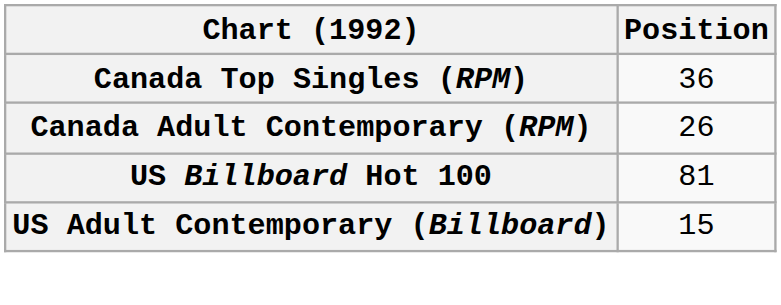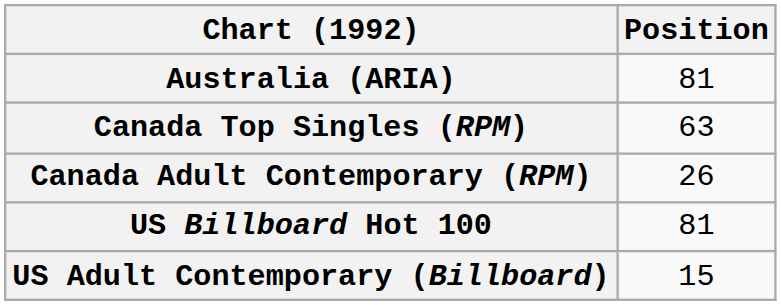+ row: (311, 79)
(696, 79) 36 -> (696, 128) 63
